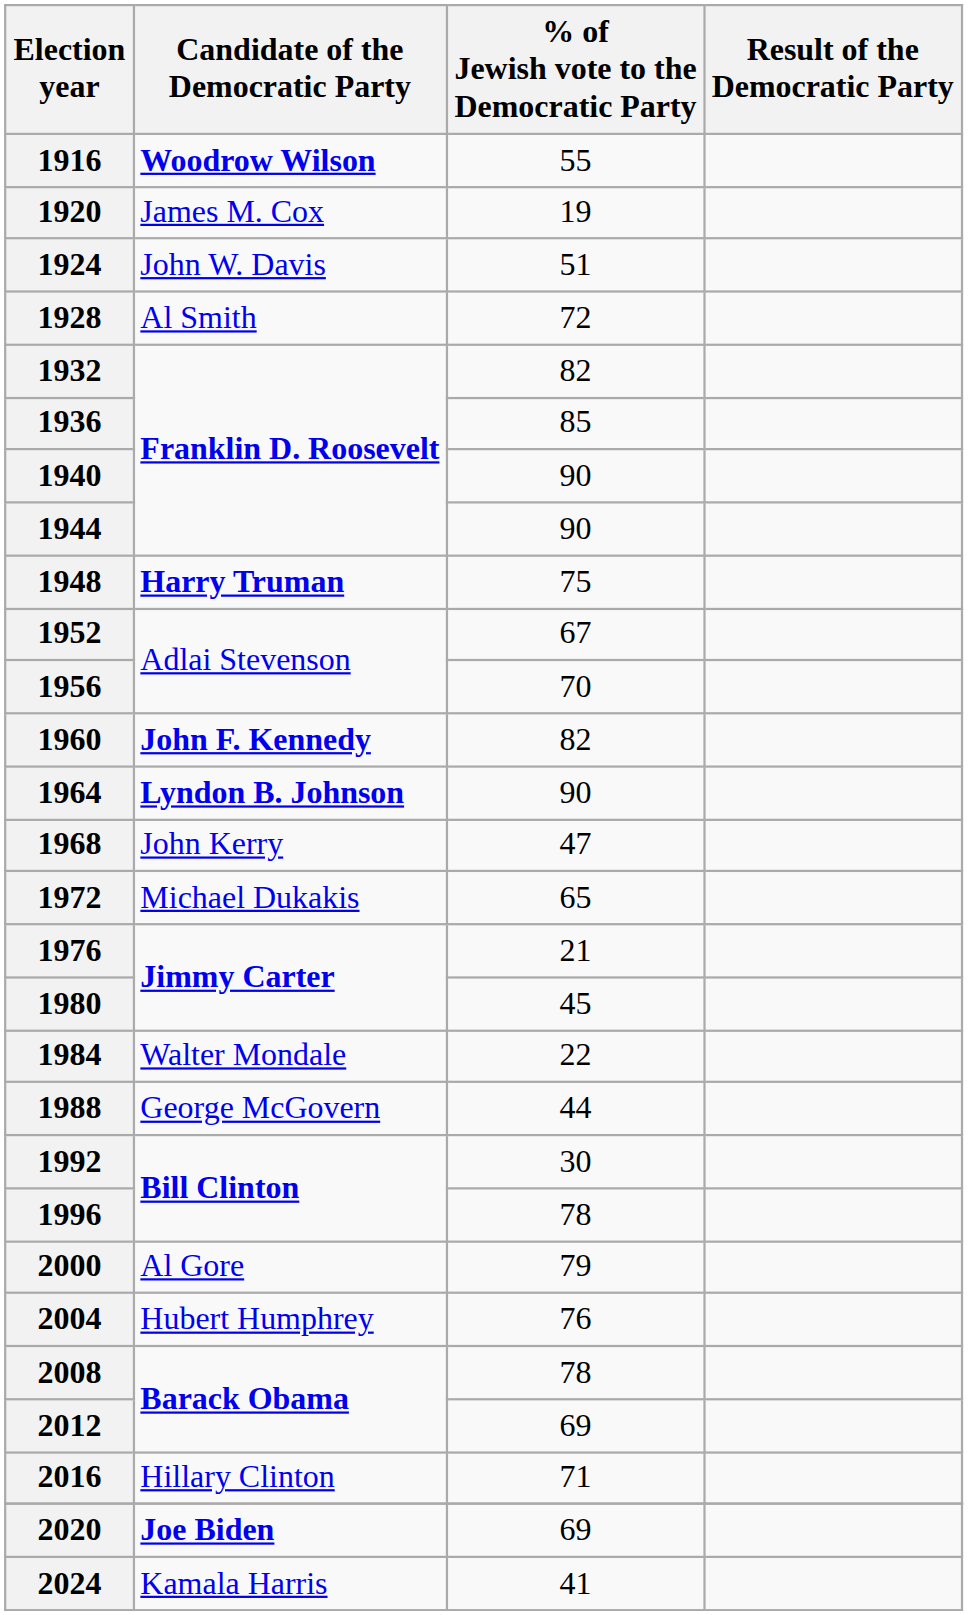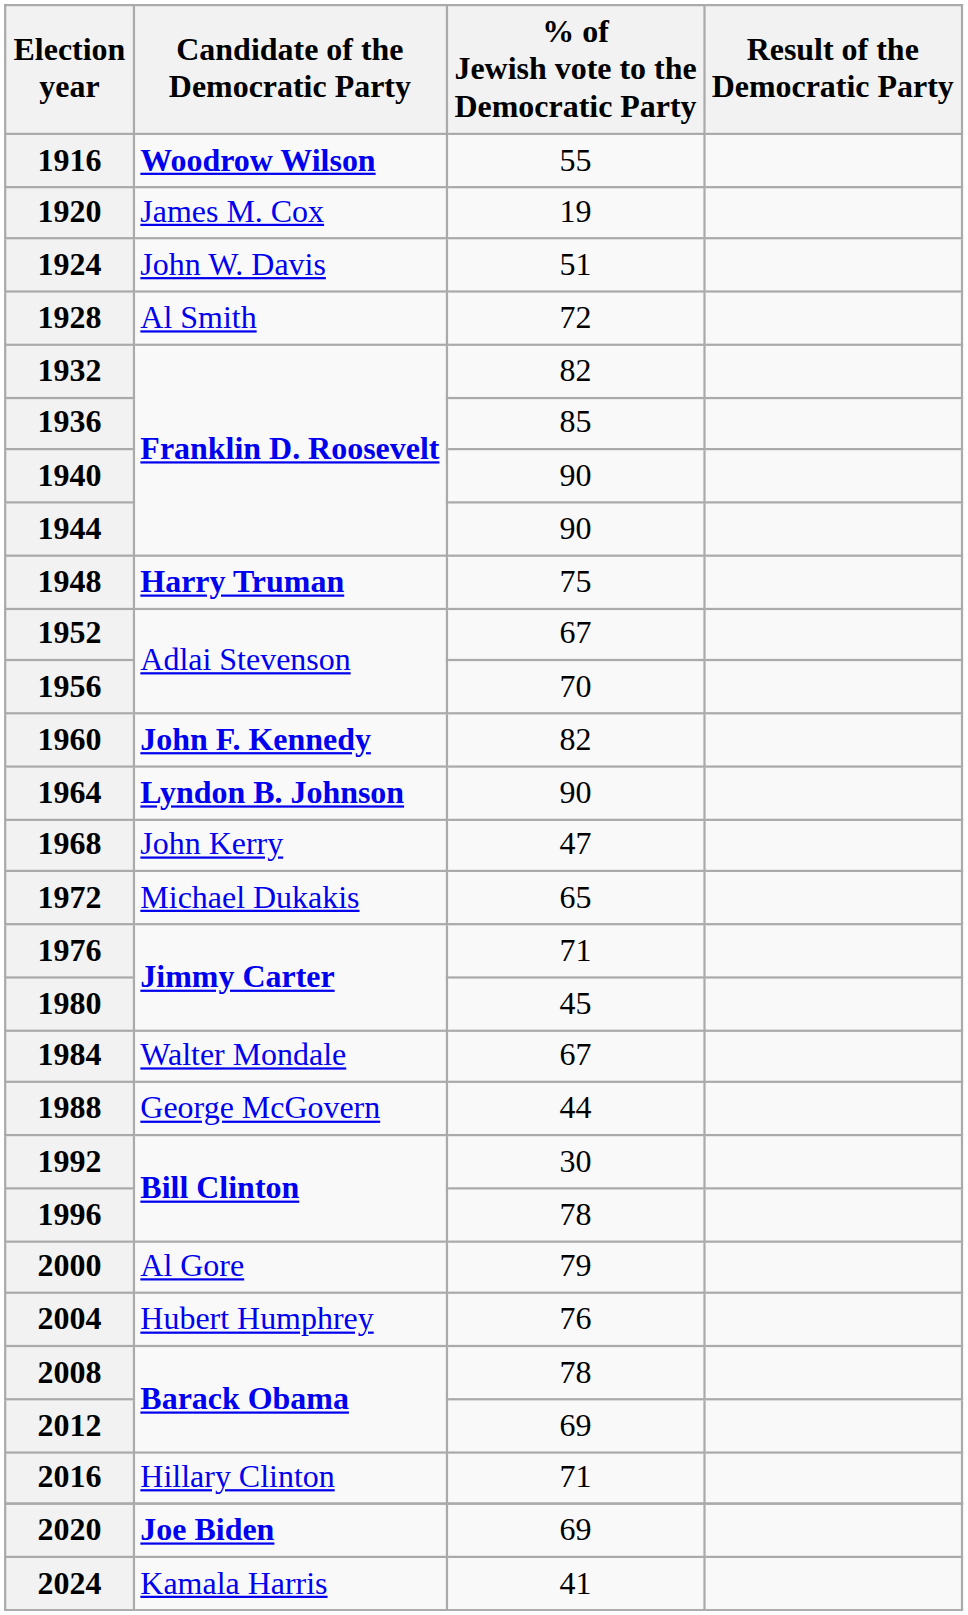(576, 949) 21 -> (576, 949) 71
(576, 1055) 22 -> (576, 1055) 67
